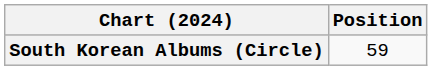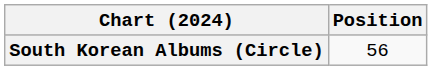(378, 50) 59 -> (378, 50) 56
